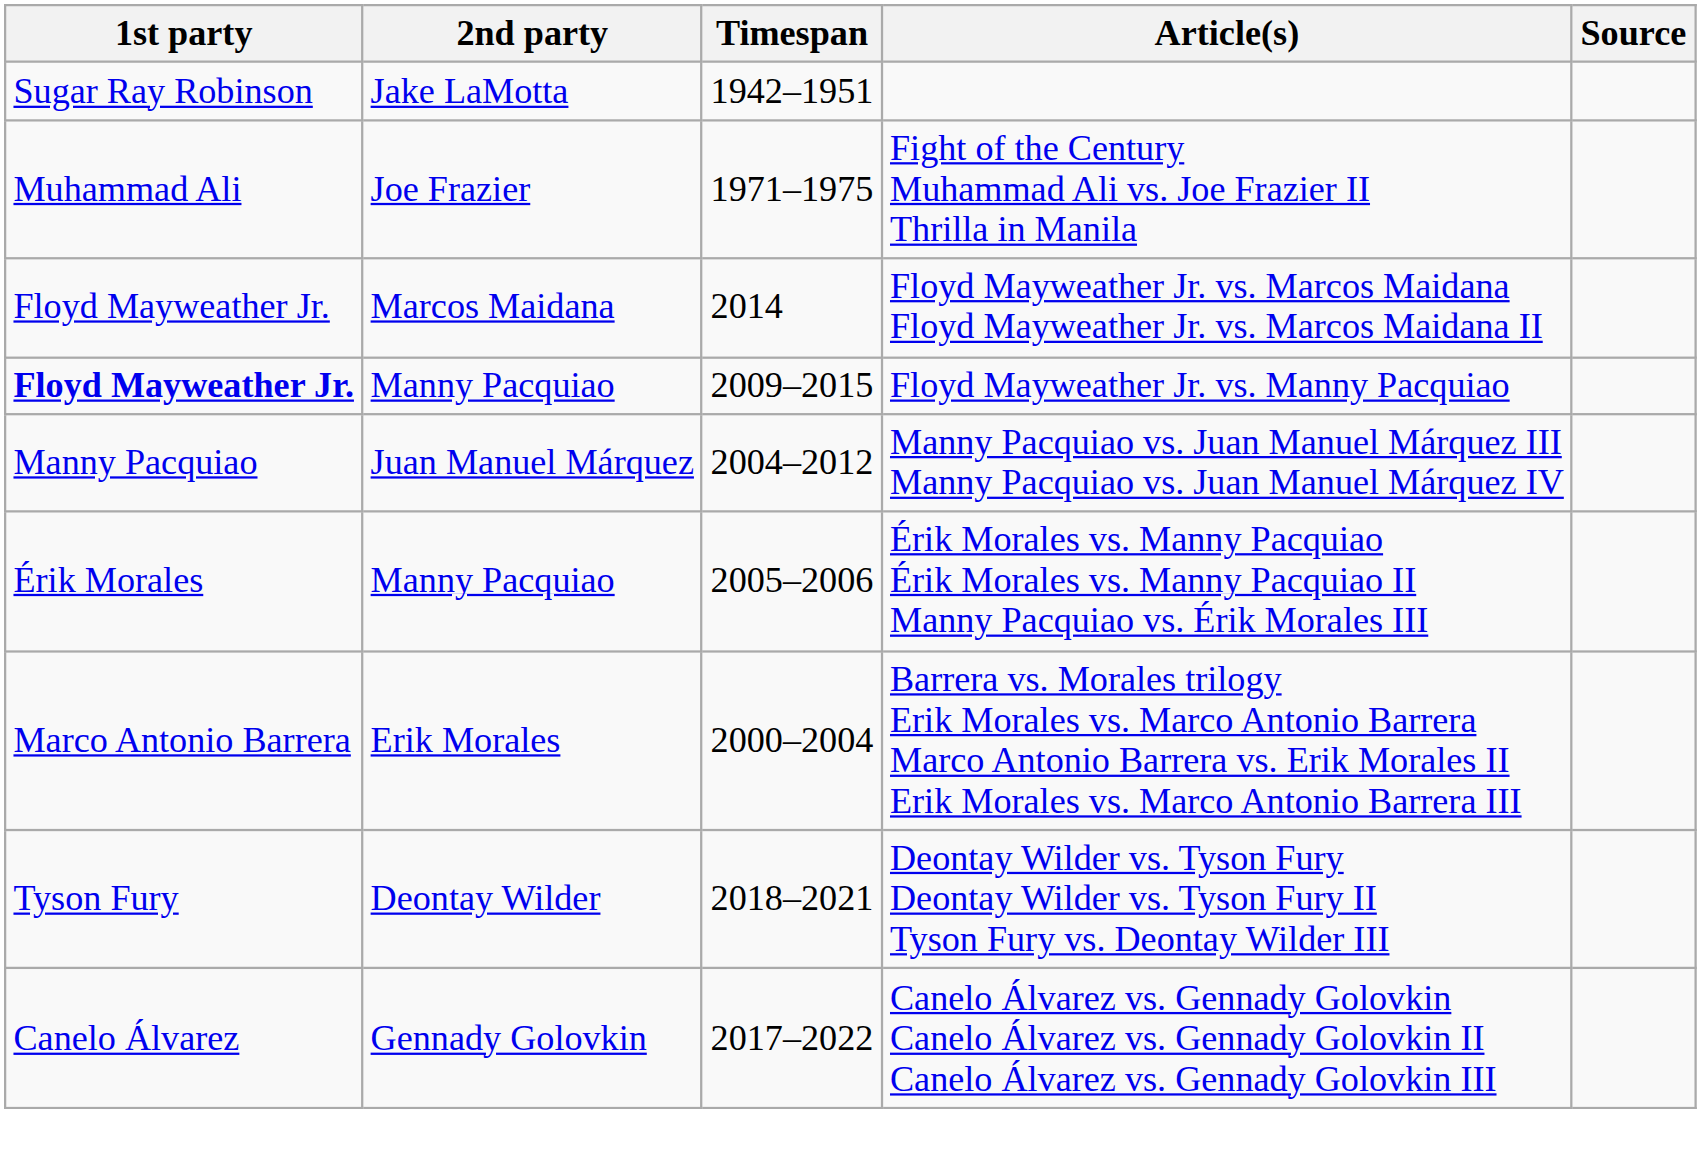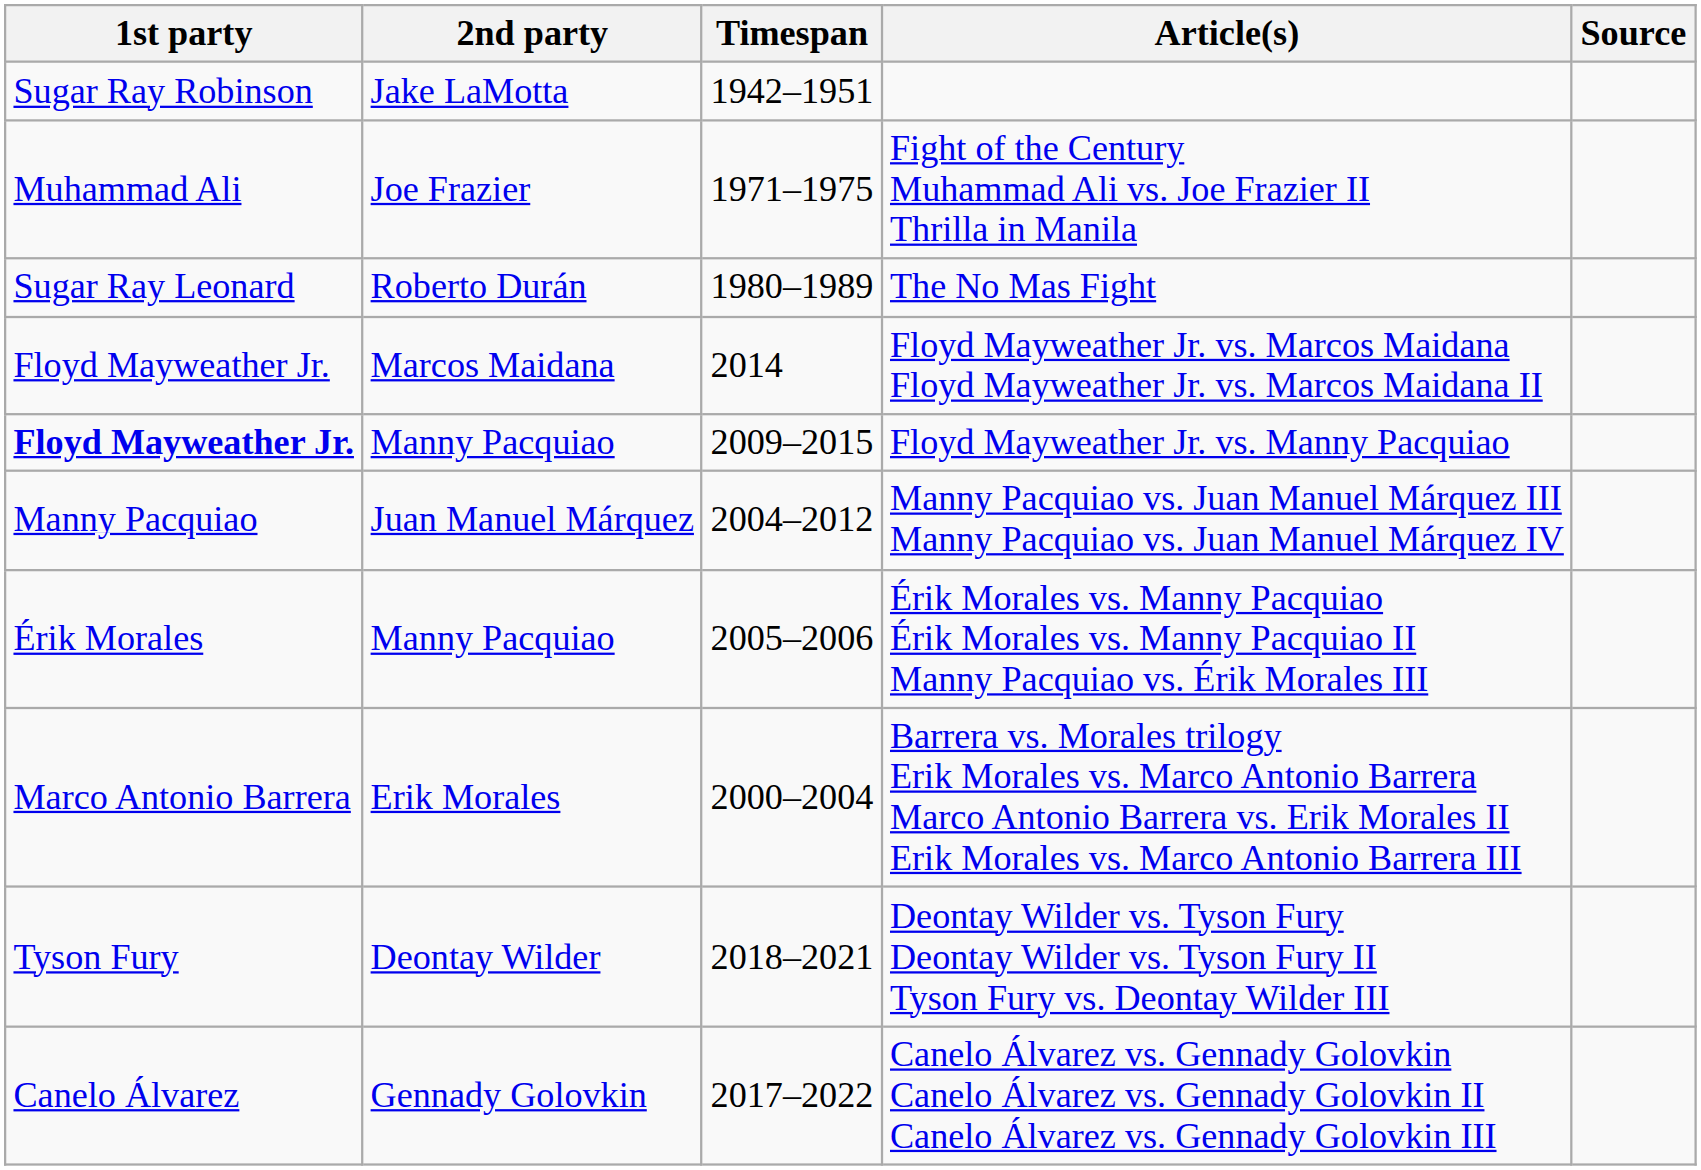+ row: (1023, 286)
